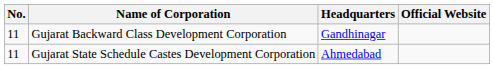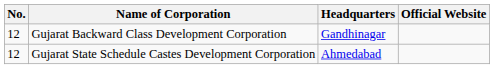(13, 34) 11 -> (14, 34) 12
(13, 53) 11 -> (14, 53) 12
